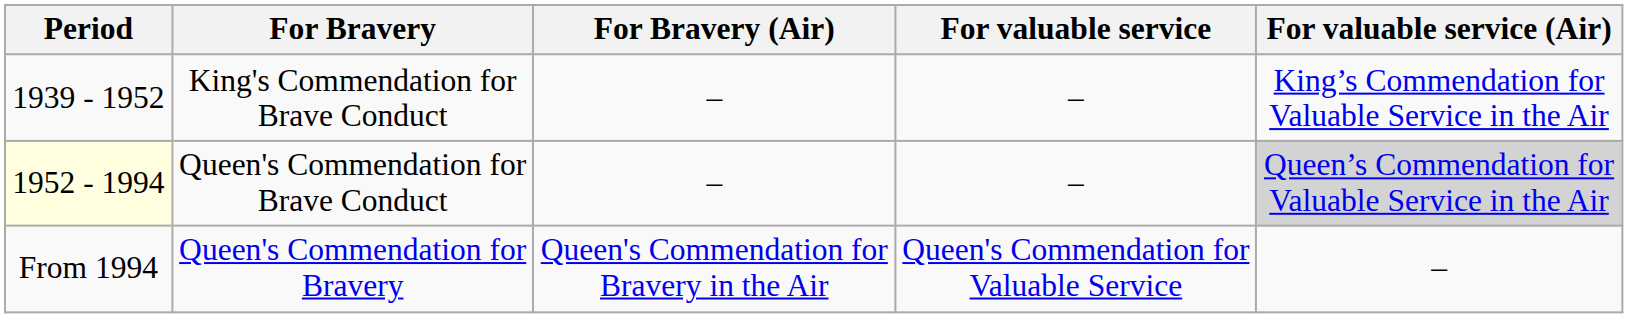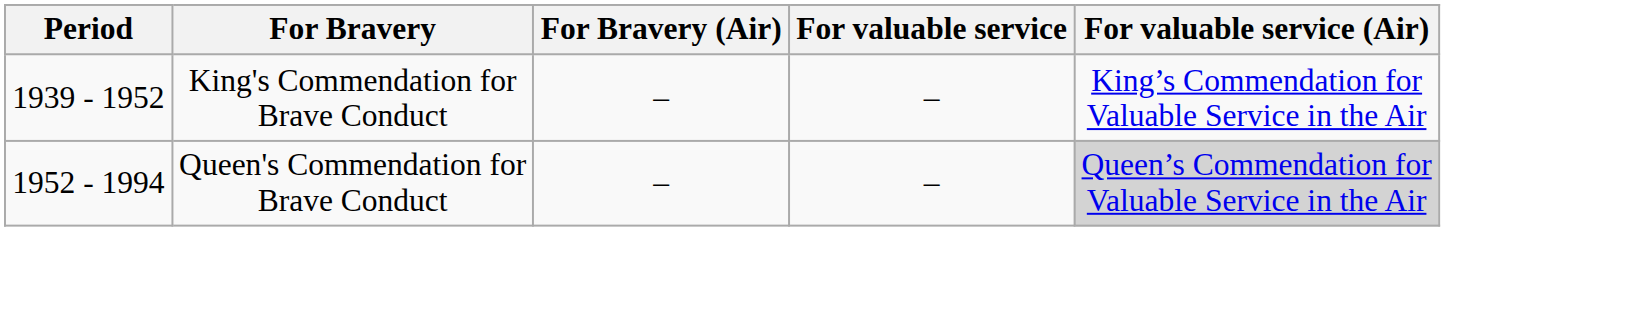(88, 182) lightyellow background -> (88, 182) no background
- row: (353, 268)
